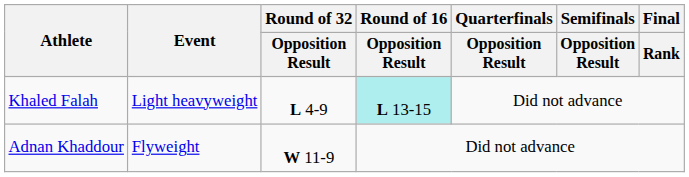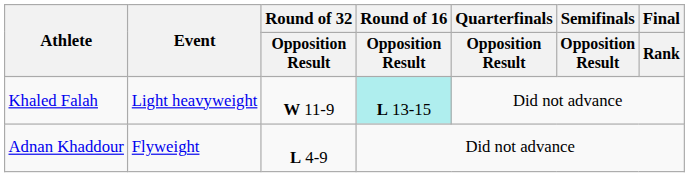(309, 110) L 4-9 -> (309, 110) W 11-9
(309, 157) W 11-9 -> (309, 157) L 4-9
